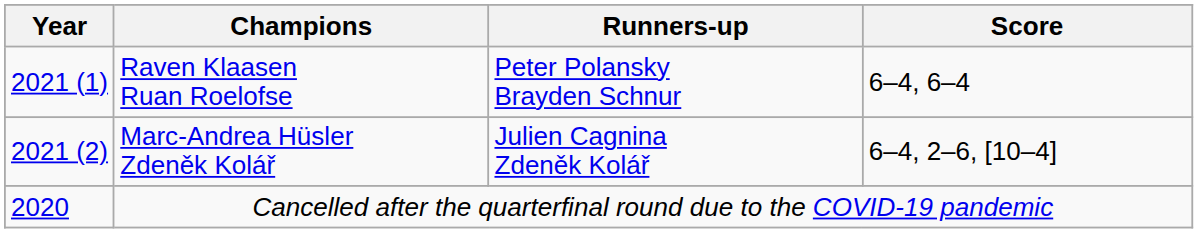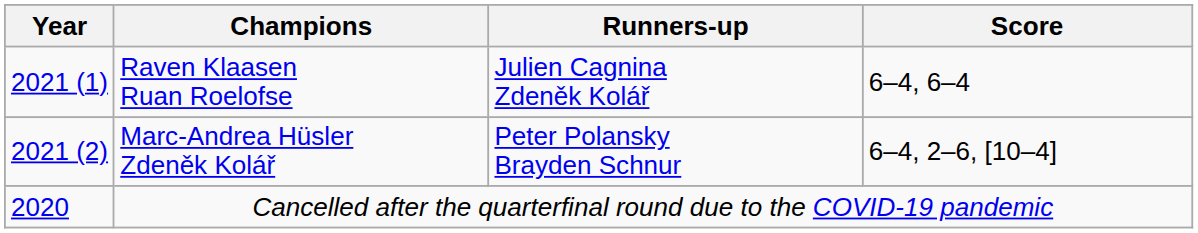(588, 82) Peter Polansky Brayden Schnur -> (581, 82) Julien Cagnina Zdeněk Kolář
(581, 152) Julien Cagnina Zdeněk Kolář -> (588, 152) Peter Polansky Brayden Schnur
